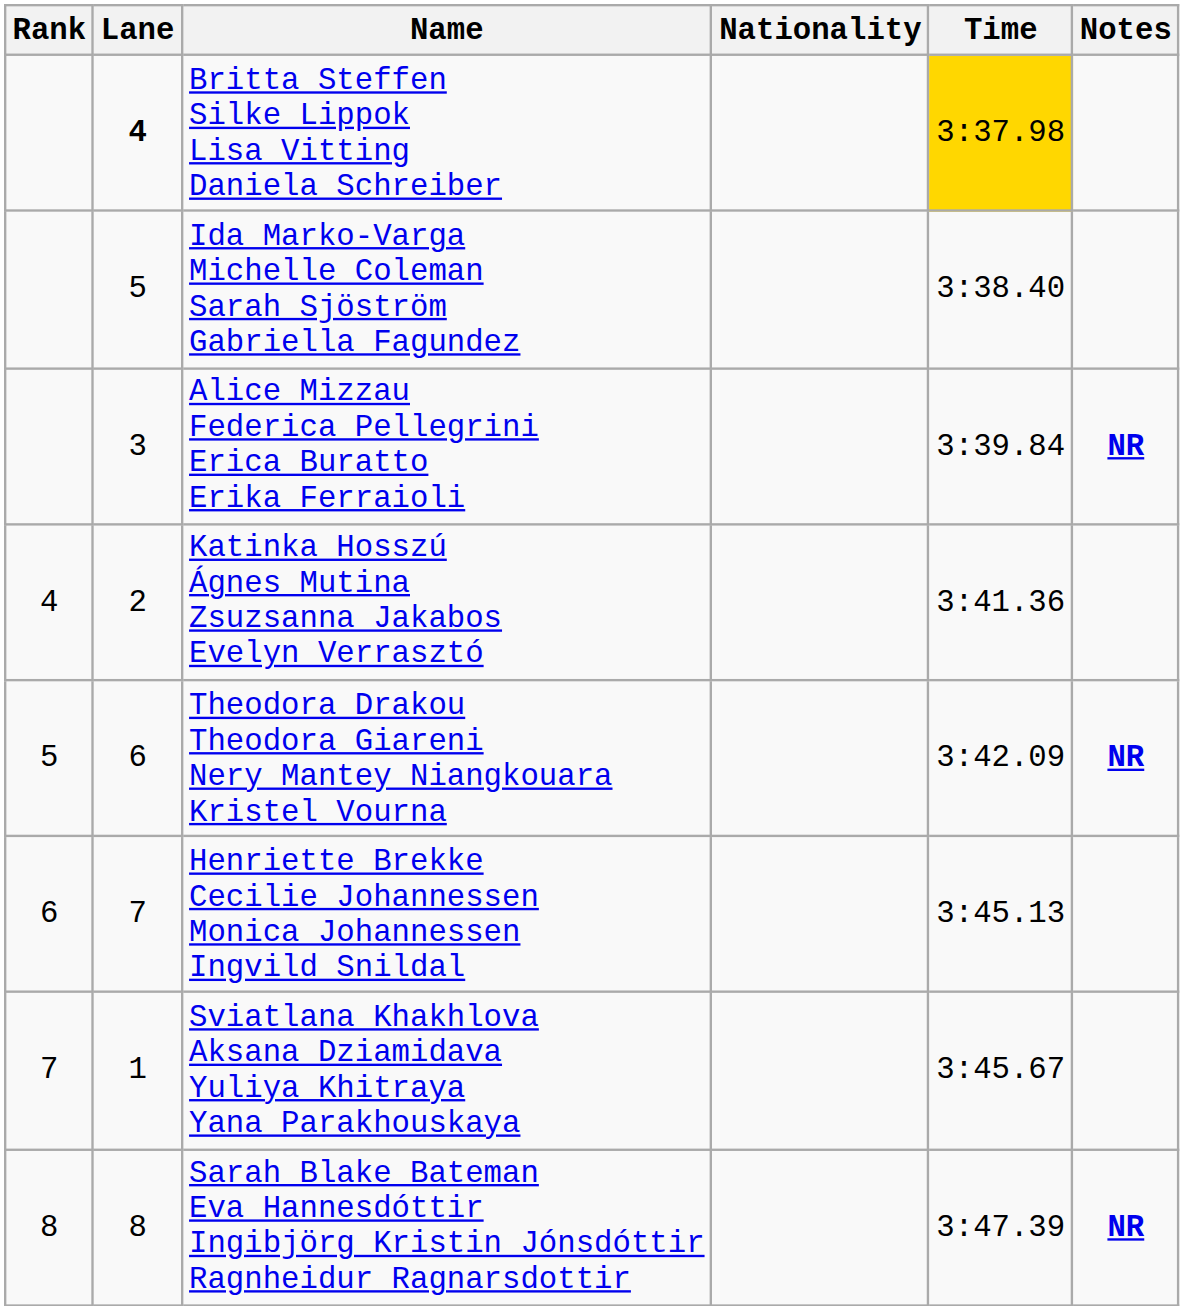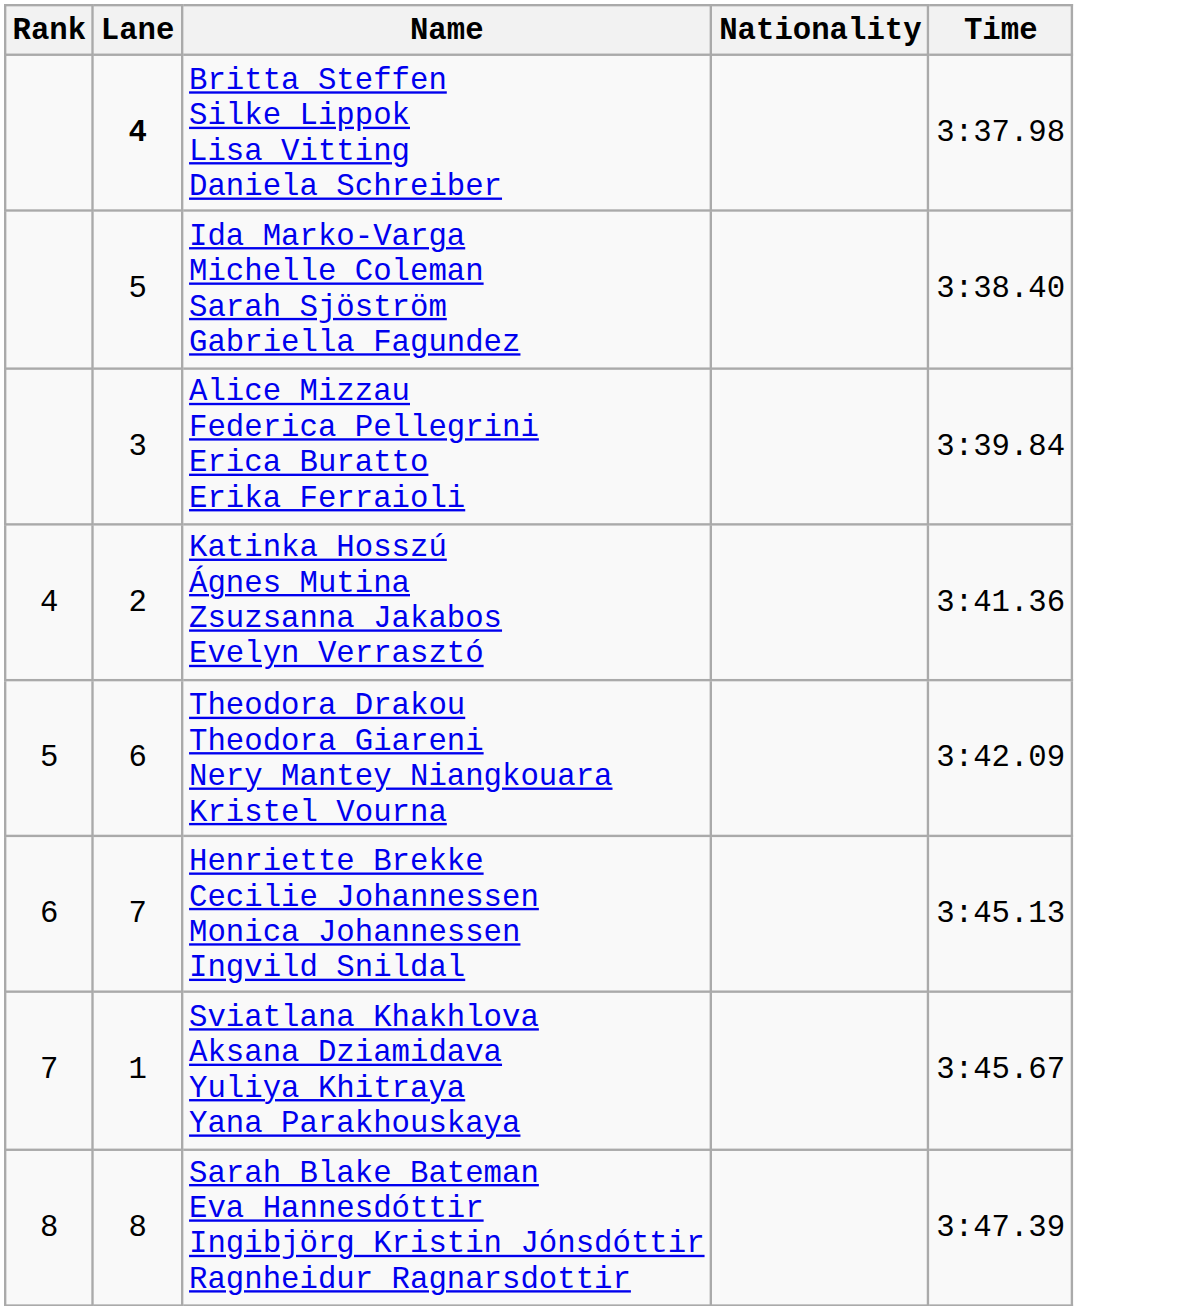- column: (1126, 30)
(1001, 133) gold background -> (1001, 133) no background
